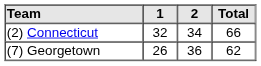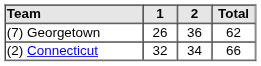rows swapped: (54, 51) <-> (52, 32)
